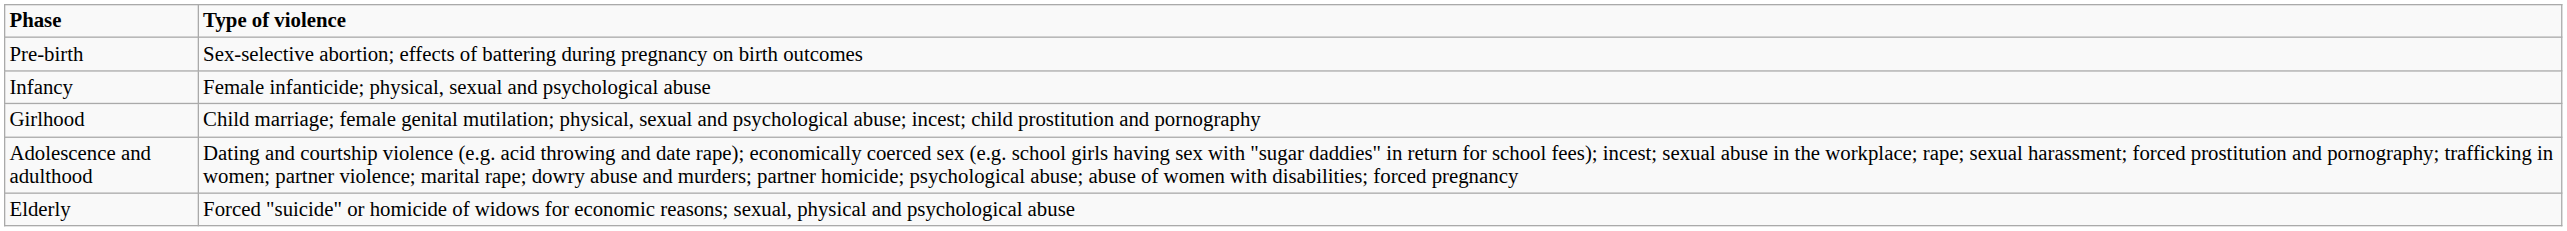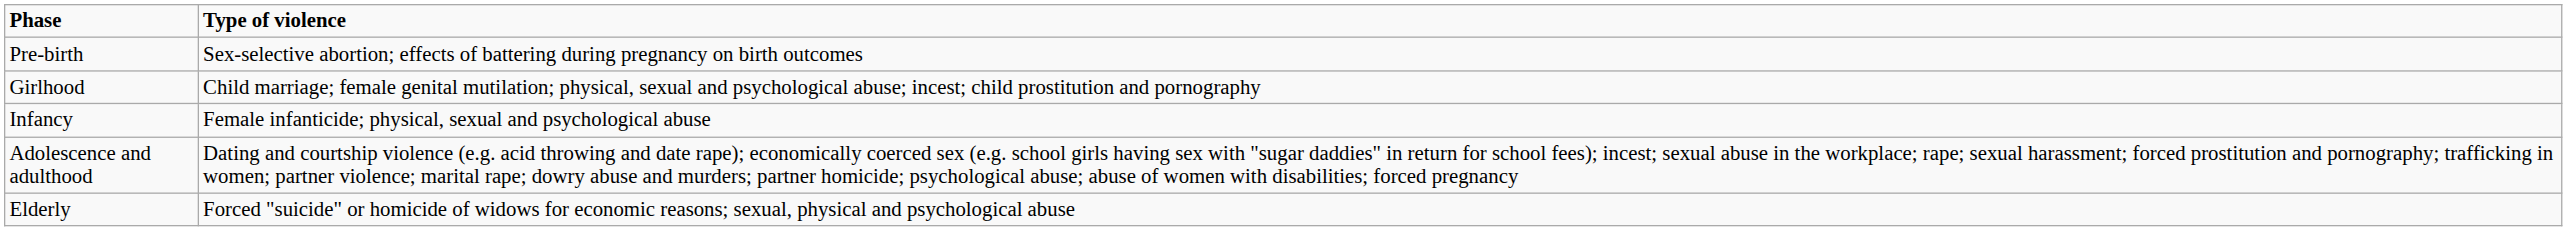rows swapped: (41, 86) <-> (47, 119)
